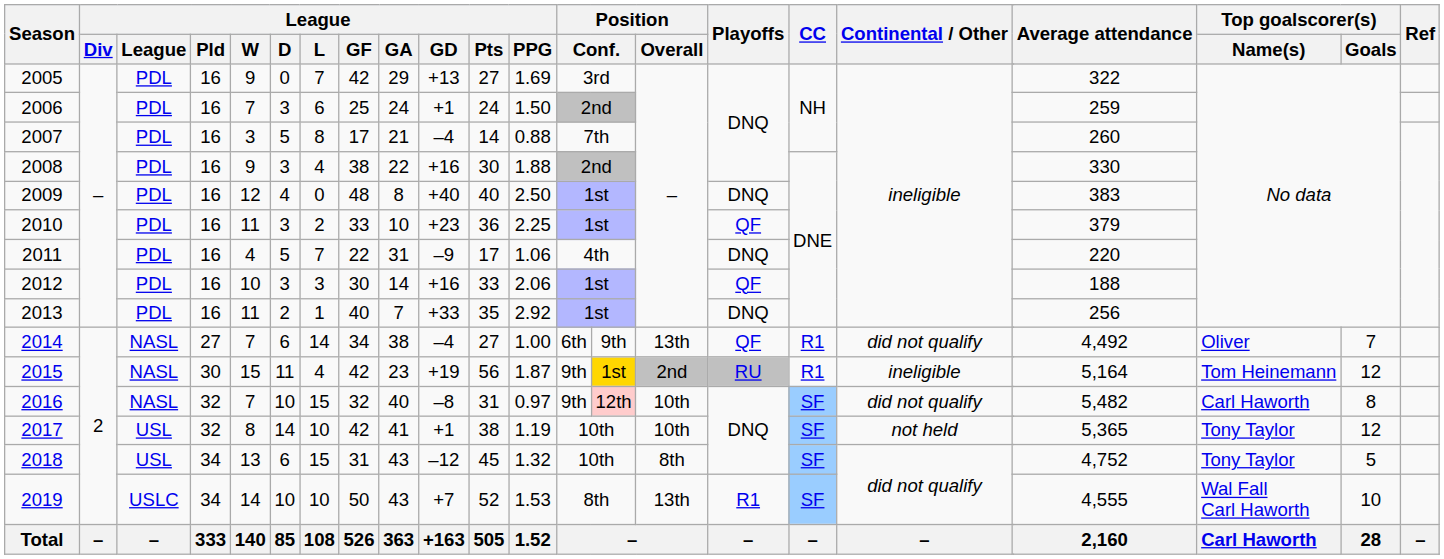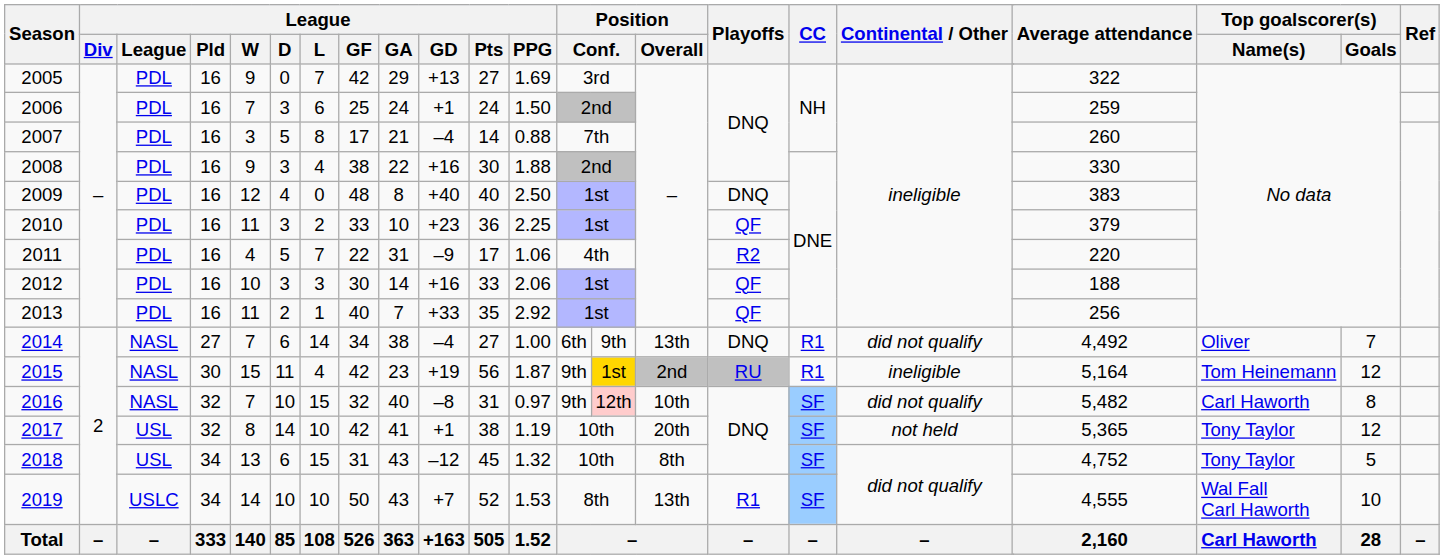(748, 254) DNQ -> (748, 254) R2
(748, 313) DNQ -> (748, 313) QF
(748, 343) QF -> (748, 343) DNQ
(672, 431) 10th -> (672, 431) 20th
